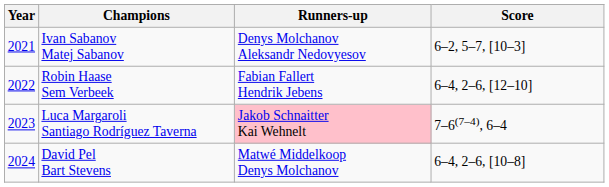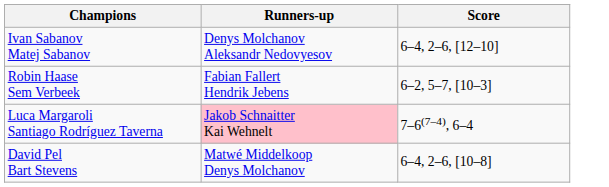- column: (21, 16)
(480, 46) 6–2, 5–7, [10–3] -> (449, 46) 6–4, 2–6, [12–10]
(483, 85) 6–4, 2–6, [12–10] -> (446, 85) 6–2, 5–7, [10–3]
